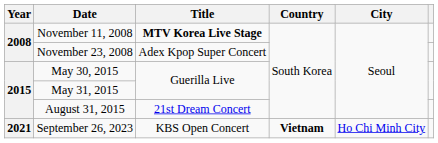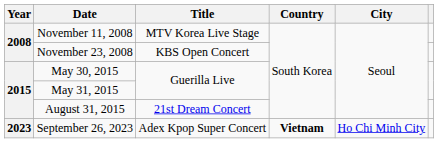(202, 33) bold -> (202, 33) normal
(202, 52) Adex Kpop Super Concert -> (202, 52) KBS Open Concert
(19, 128) 2021 -> (19, 128) 2023
(202, 128) KBS Open Concert -> (202, 128) Adex Kpop Super Concert
